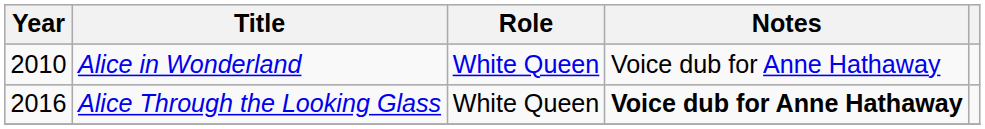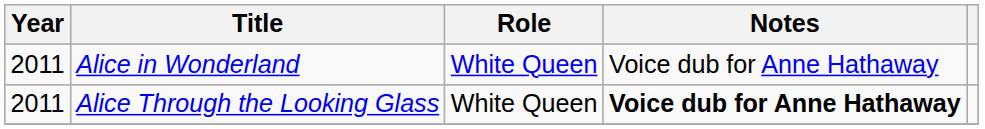(39, 64) 2010 -> (38, 64) 2011
(39, 104) 2016 -> (38, 104) 2011
